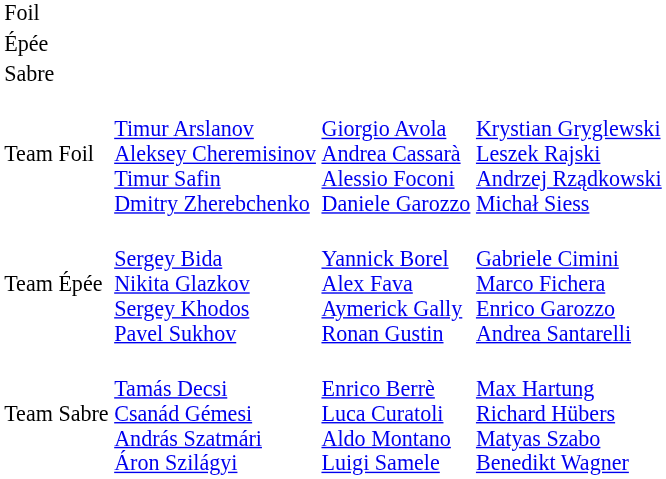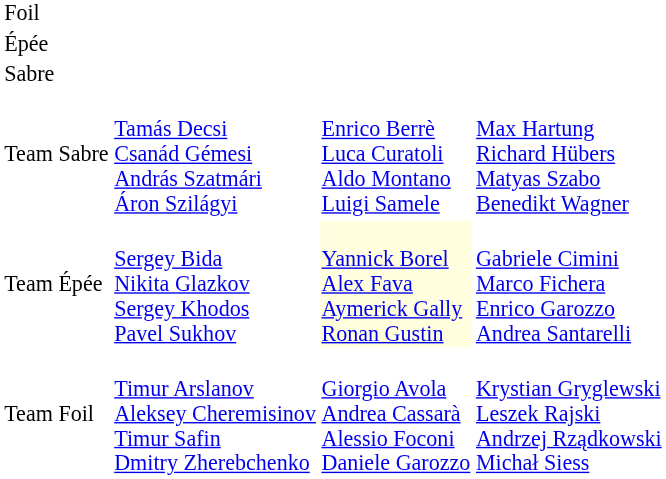rows swapped: (49, 154) <-> (56, 413)
(392, 296) no background -> (392, 296) lightyellow background
